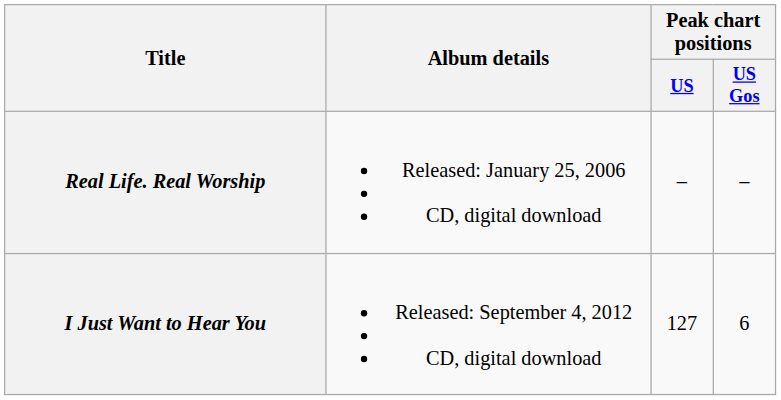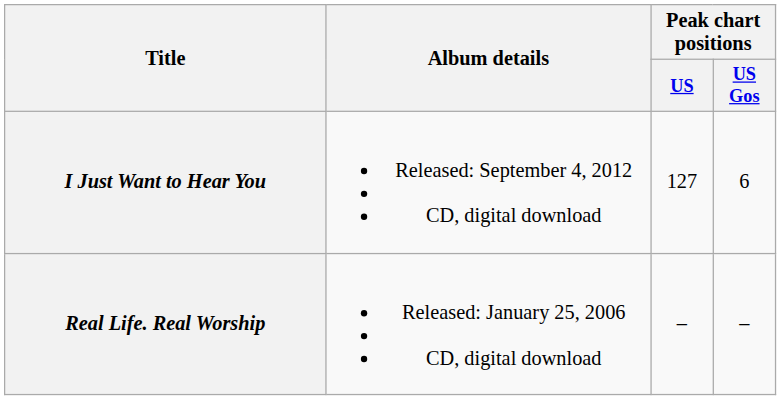rows swapped: (165, 182) <-> (165, 323)
